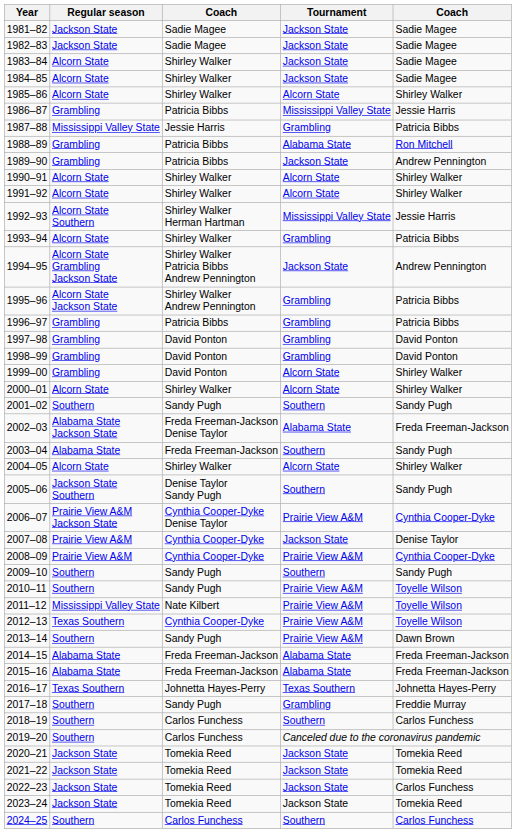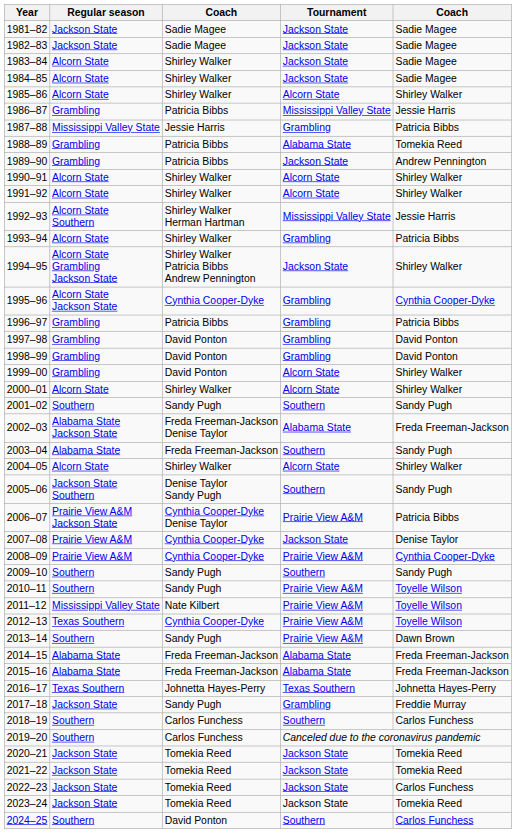(424, 144) Ron Mitchell -> (429, 144) Tomekia Reed
(441, 267) Andrew Pennington -> (429, 267) Shirley Walker
(210, 301) Shirley Walker Andrew Pennington -> (214, 301) Cynthia Cooper-Dyke
(427, 301) Patricia Bibbs -> (445, 301) Cynthia Cooper-Dyke
(445, 517) Cynthia Cooper-Dyke -> (427, 517) Patricia Bibbs
(73, 704) Southern -> (85, 704) Jackson State
(204, 820) Carlos Funchess -> (196, 820) David Ponton
